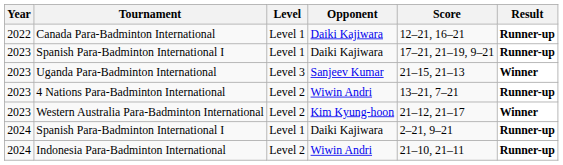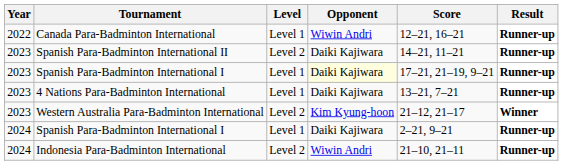(347, 34) Daiki Kajiwara -> (341, 34) Wiwin Andri
+ row: (19, 53)
(347, 53) no background -> (347, 73) lightyellow background
- row: (19, 73)
(287, 92) Level 2 -> (287, 92) Level 1
(341, 92) Wiwin Andri -> (347, 92) Daiki Kajiwara
